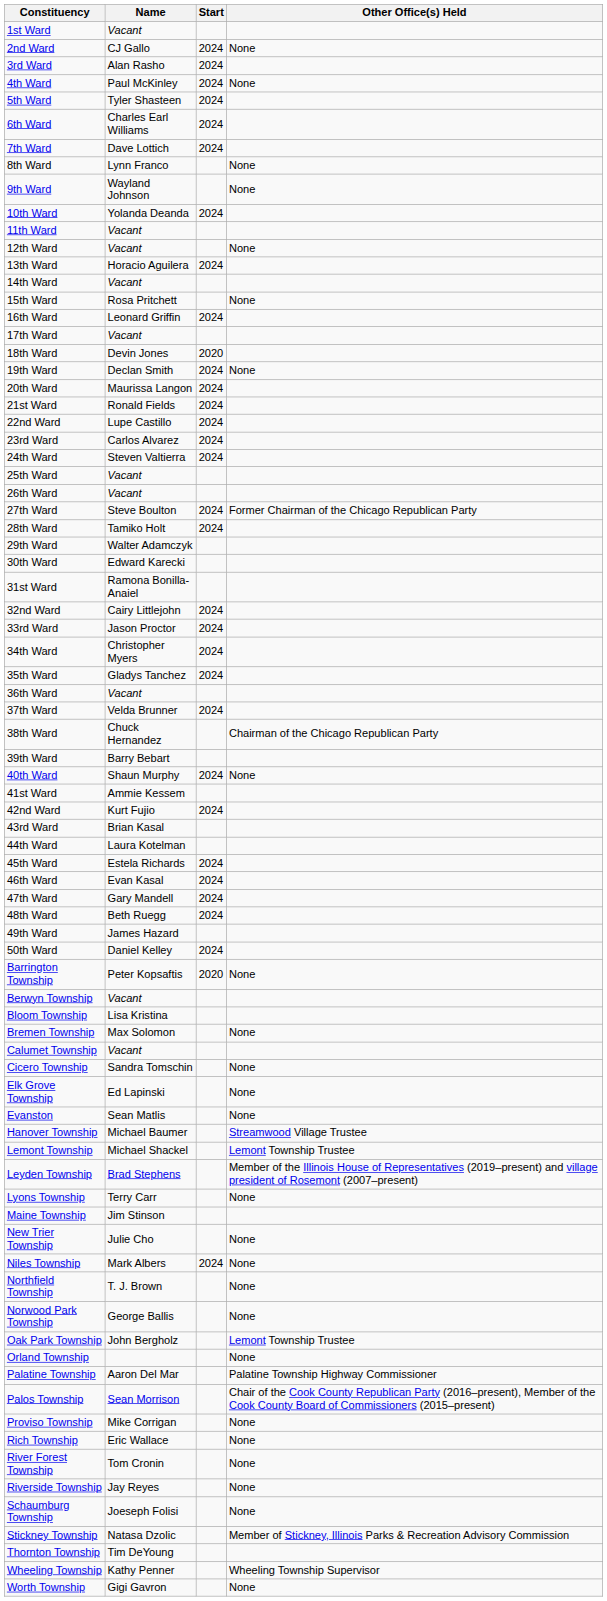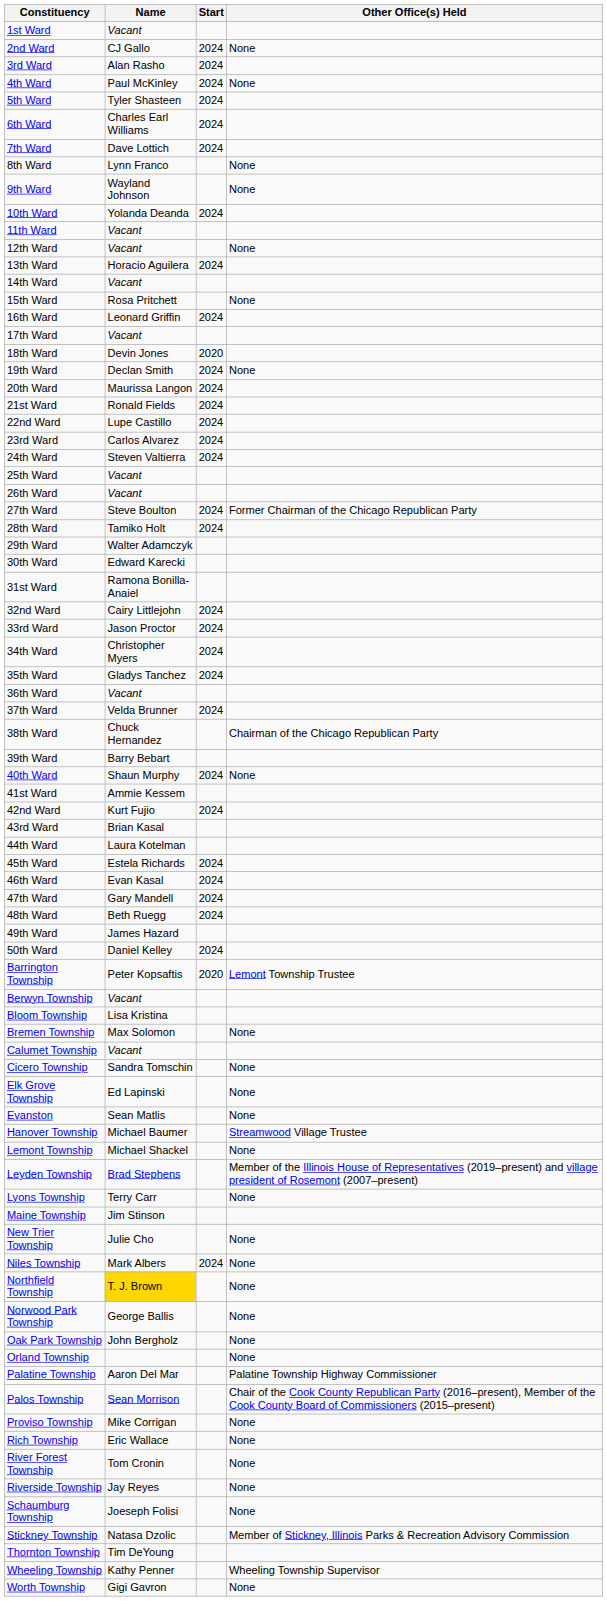(242, 974) None -> (292, 974) Lemont Township Trustee
(292, 1150) Lemont Township Trustee -> (242, 1150) None
(135, 1286) no background -> (135, 1286) gold background
(292, 1340) Lemont Township Trustee -> (242, 1340) None
